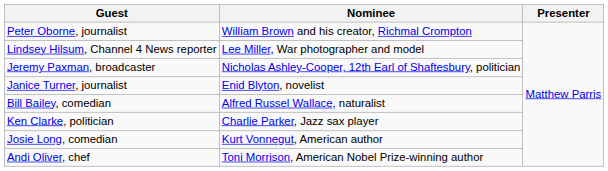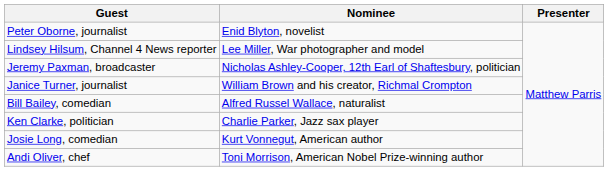(347, 31) William Brown and his creator, Richmal Crompton -> (273, 31) Enid Blyton, novelist
(273, 85) Enid Blyton, novelist -> (347, 85) William Brown and his creator, Richmal Crompton
